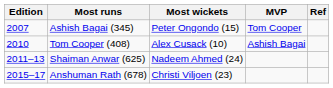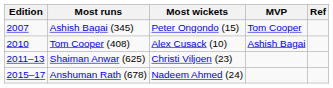(197, 59) Nadeem Ahmed (24) -> (192, 59) Christi Viljoen (23)
(192, 75) Christi Viljoen (23) -> (197, 75) Nadeem Ahmed (24)
